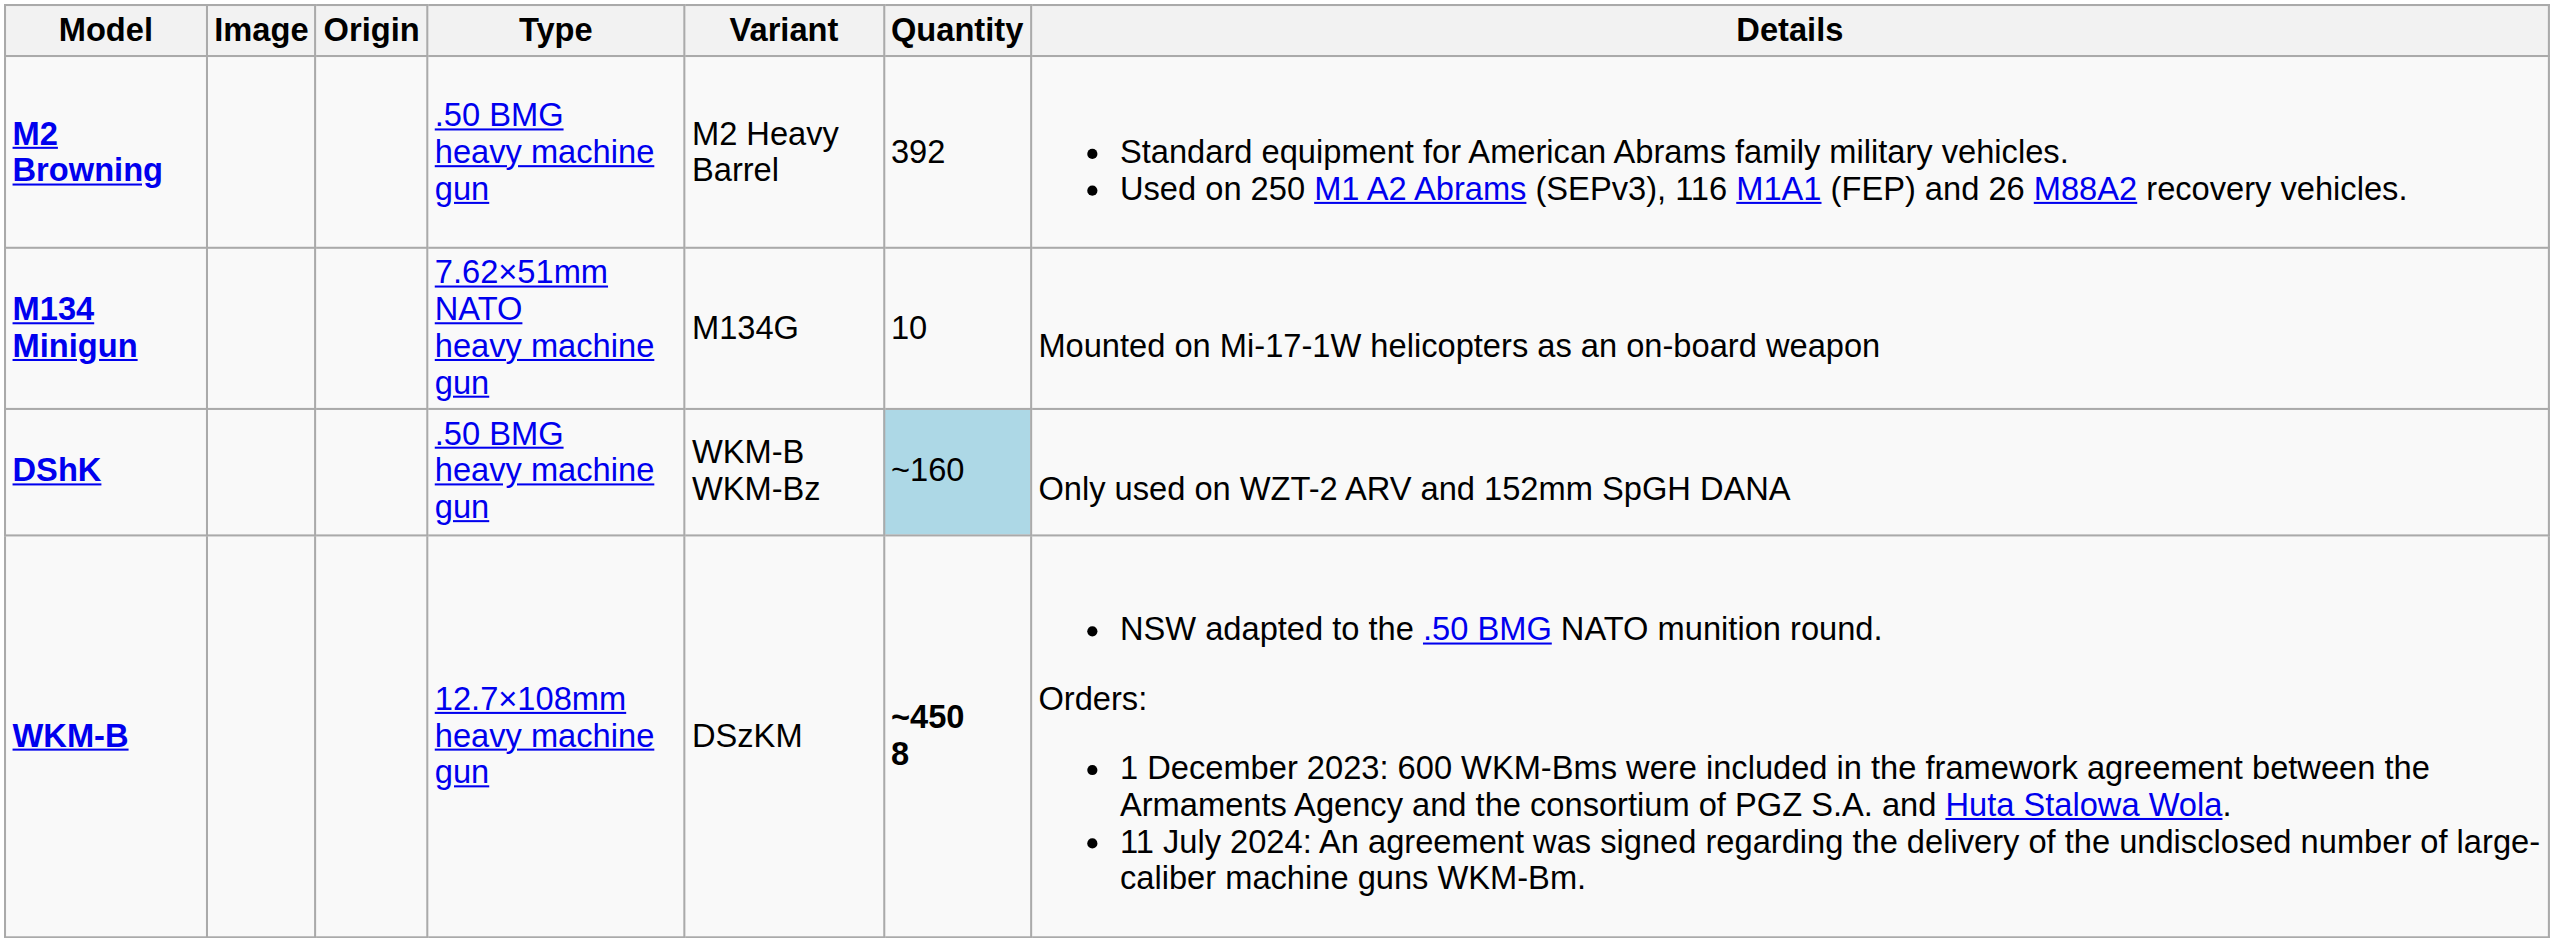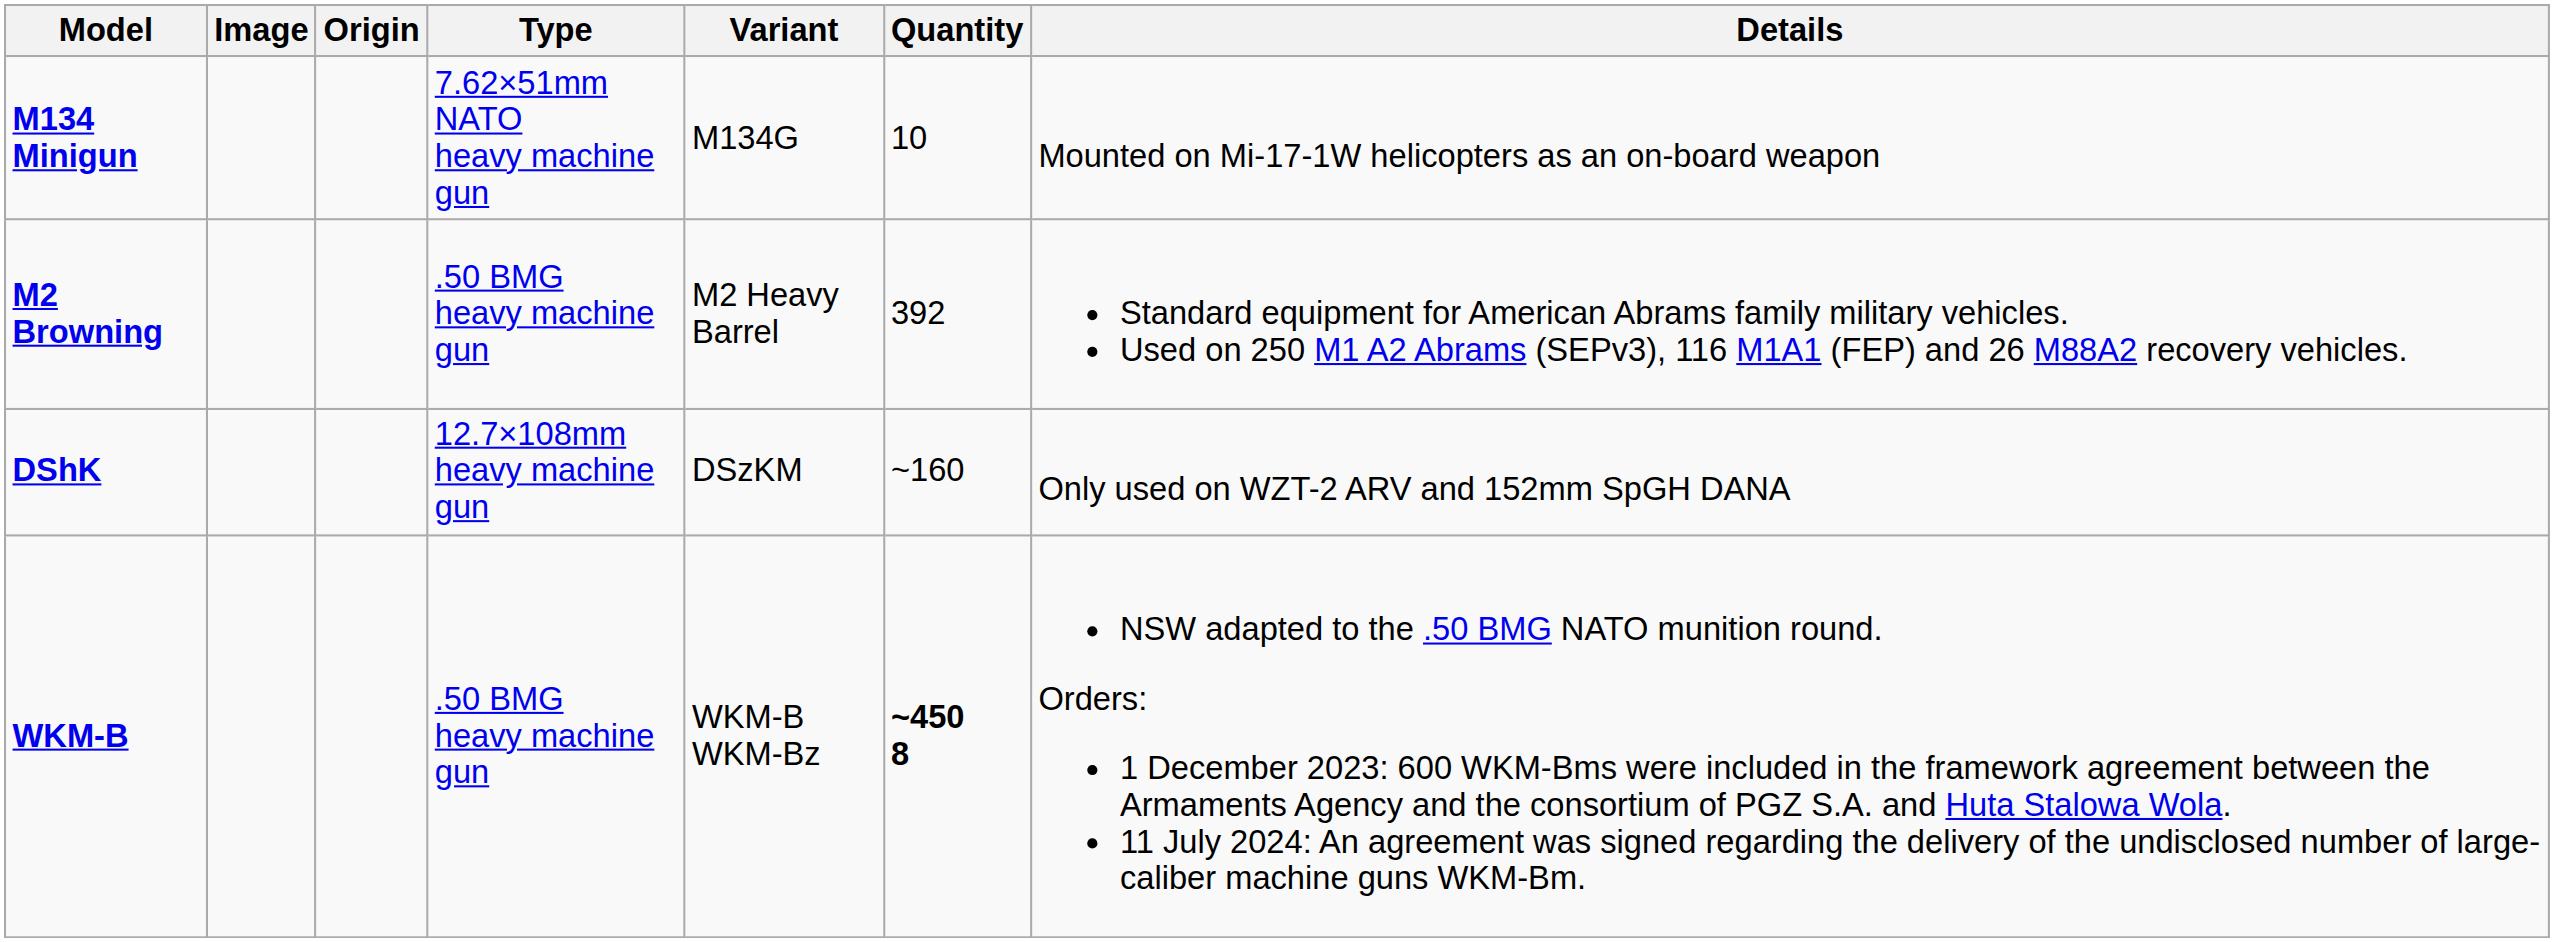rows swapped: (88, 151) <-> (75, 327)
(545, 471) .50 BMG heavy machine gun -> (545, 471) 12.7×108mm heavy machine gun
(756, 471) WKM-B WKM-Bz -> (747, 471) DSzKM
(928, 471) lightblue background -> (928, 471) no background
(545, 735) 12.7×108mm heavy machine gun -> (545, 735) .50 BMG heavy machine gun
(747, 735) DSzKM -> (756, 735) WKM-B WKM-Bz
